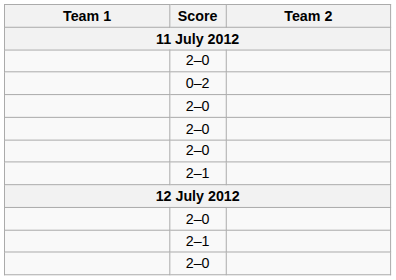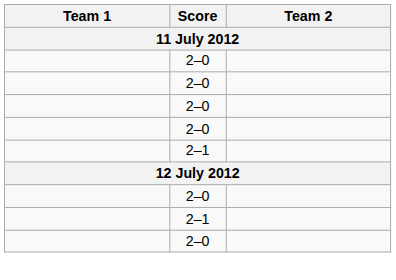- row: (87, 84)
